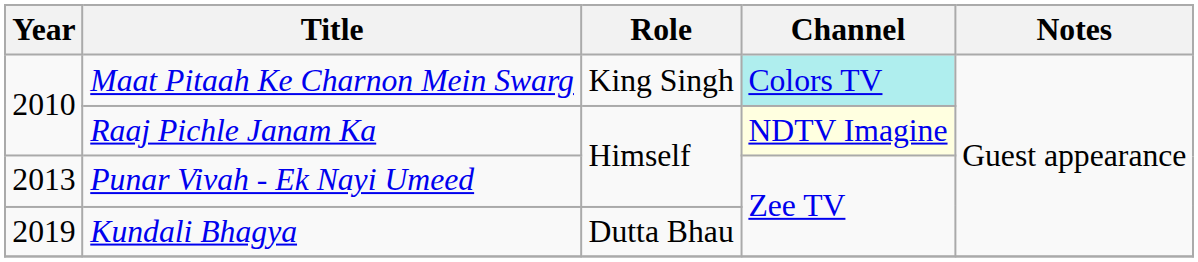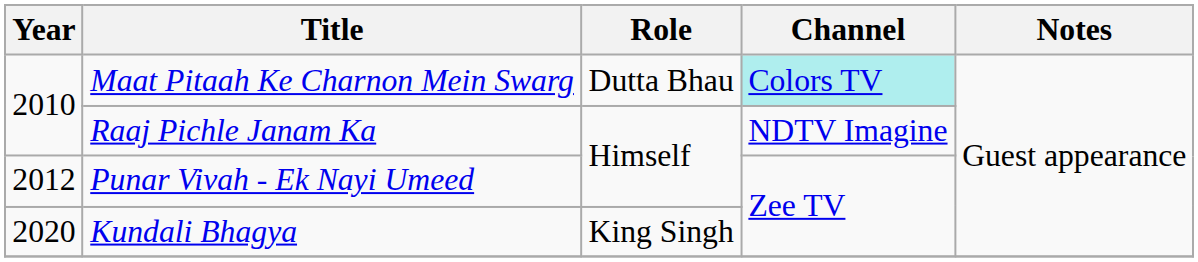(661, 79) King Singh -> (661, 79) Dutta Bhau
(848, 130) lightyellow background -> (848, 130) no background
(44, 180) 2013 -> (44, 180) 2012
(44, 230) 2019 -> (44, 230) 2020
(661, 230) Dutta Bhau -> (661, 230) King Singh
